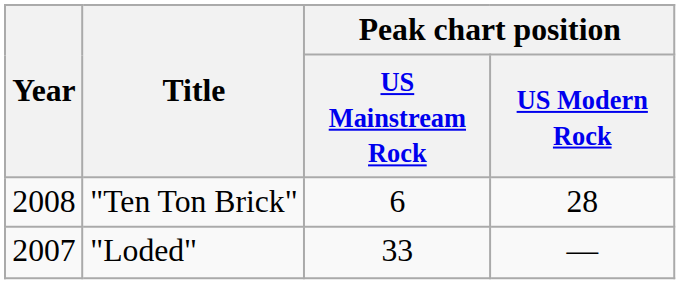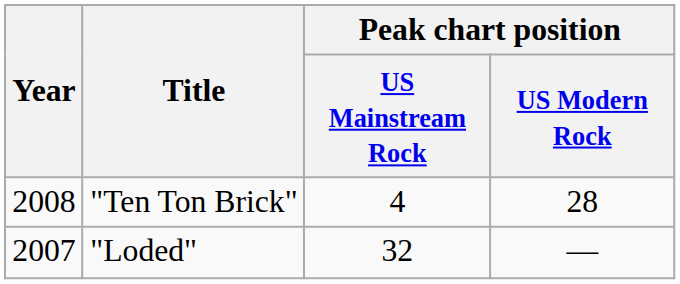(397, 201) 6 -> (397, 201) 4
(397, 251) 33 -> (397, 251) 32
